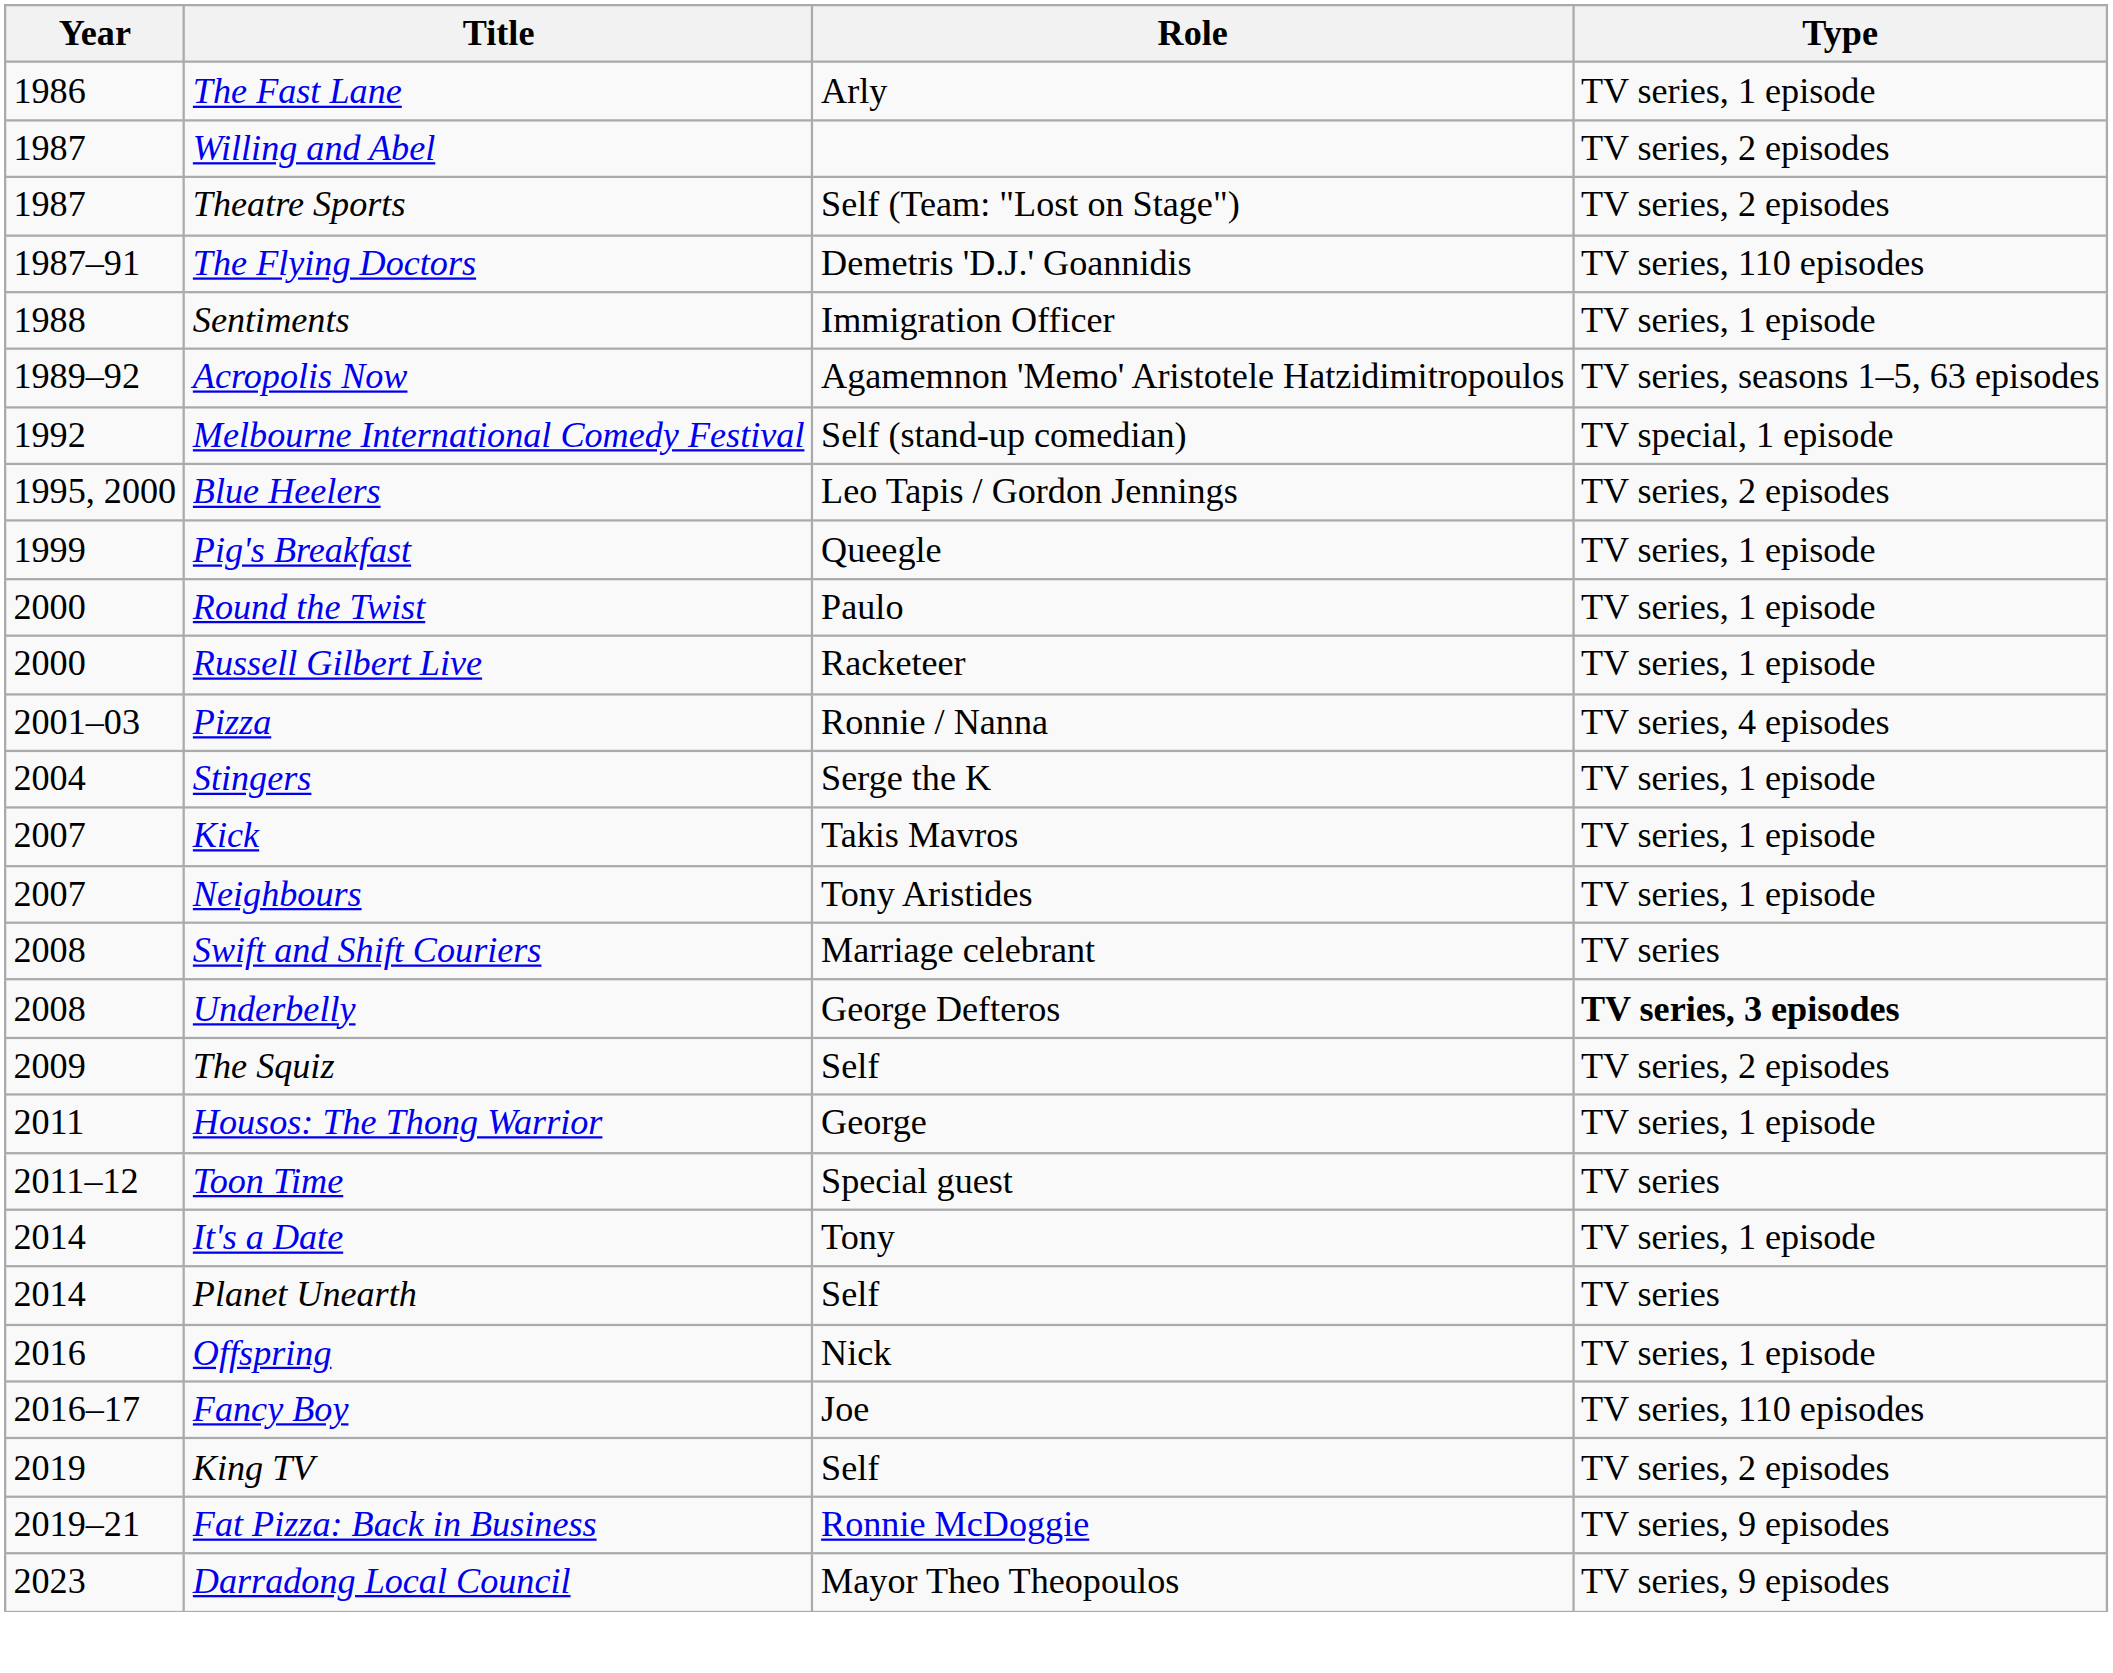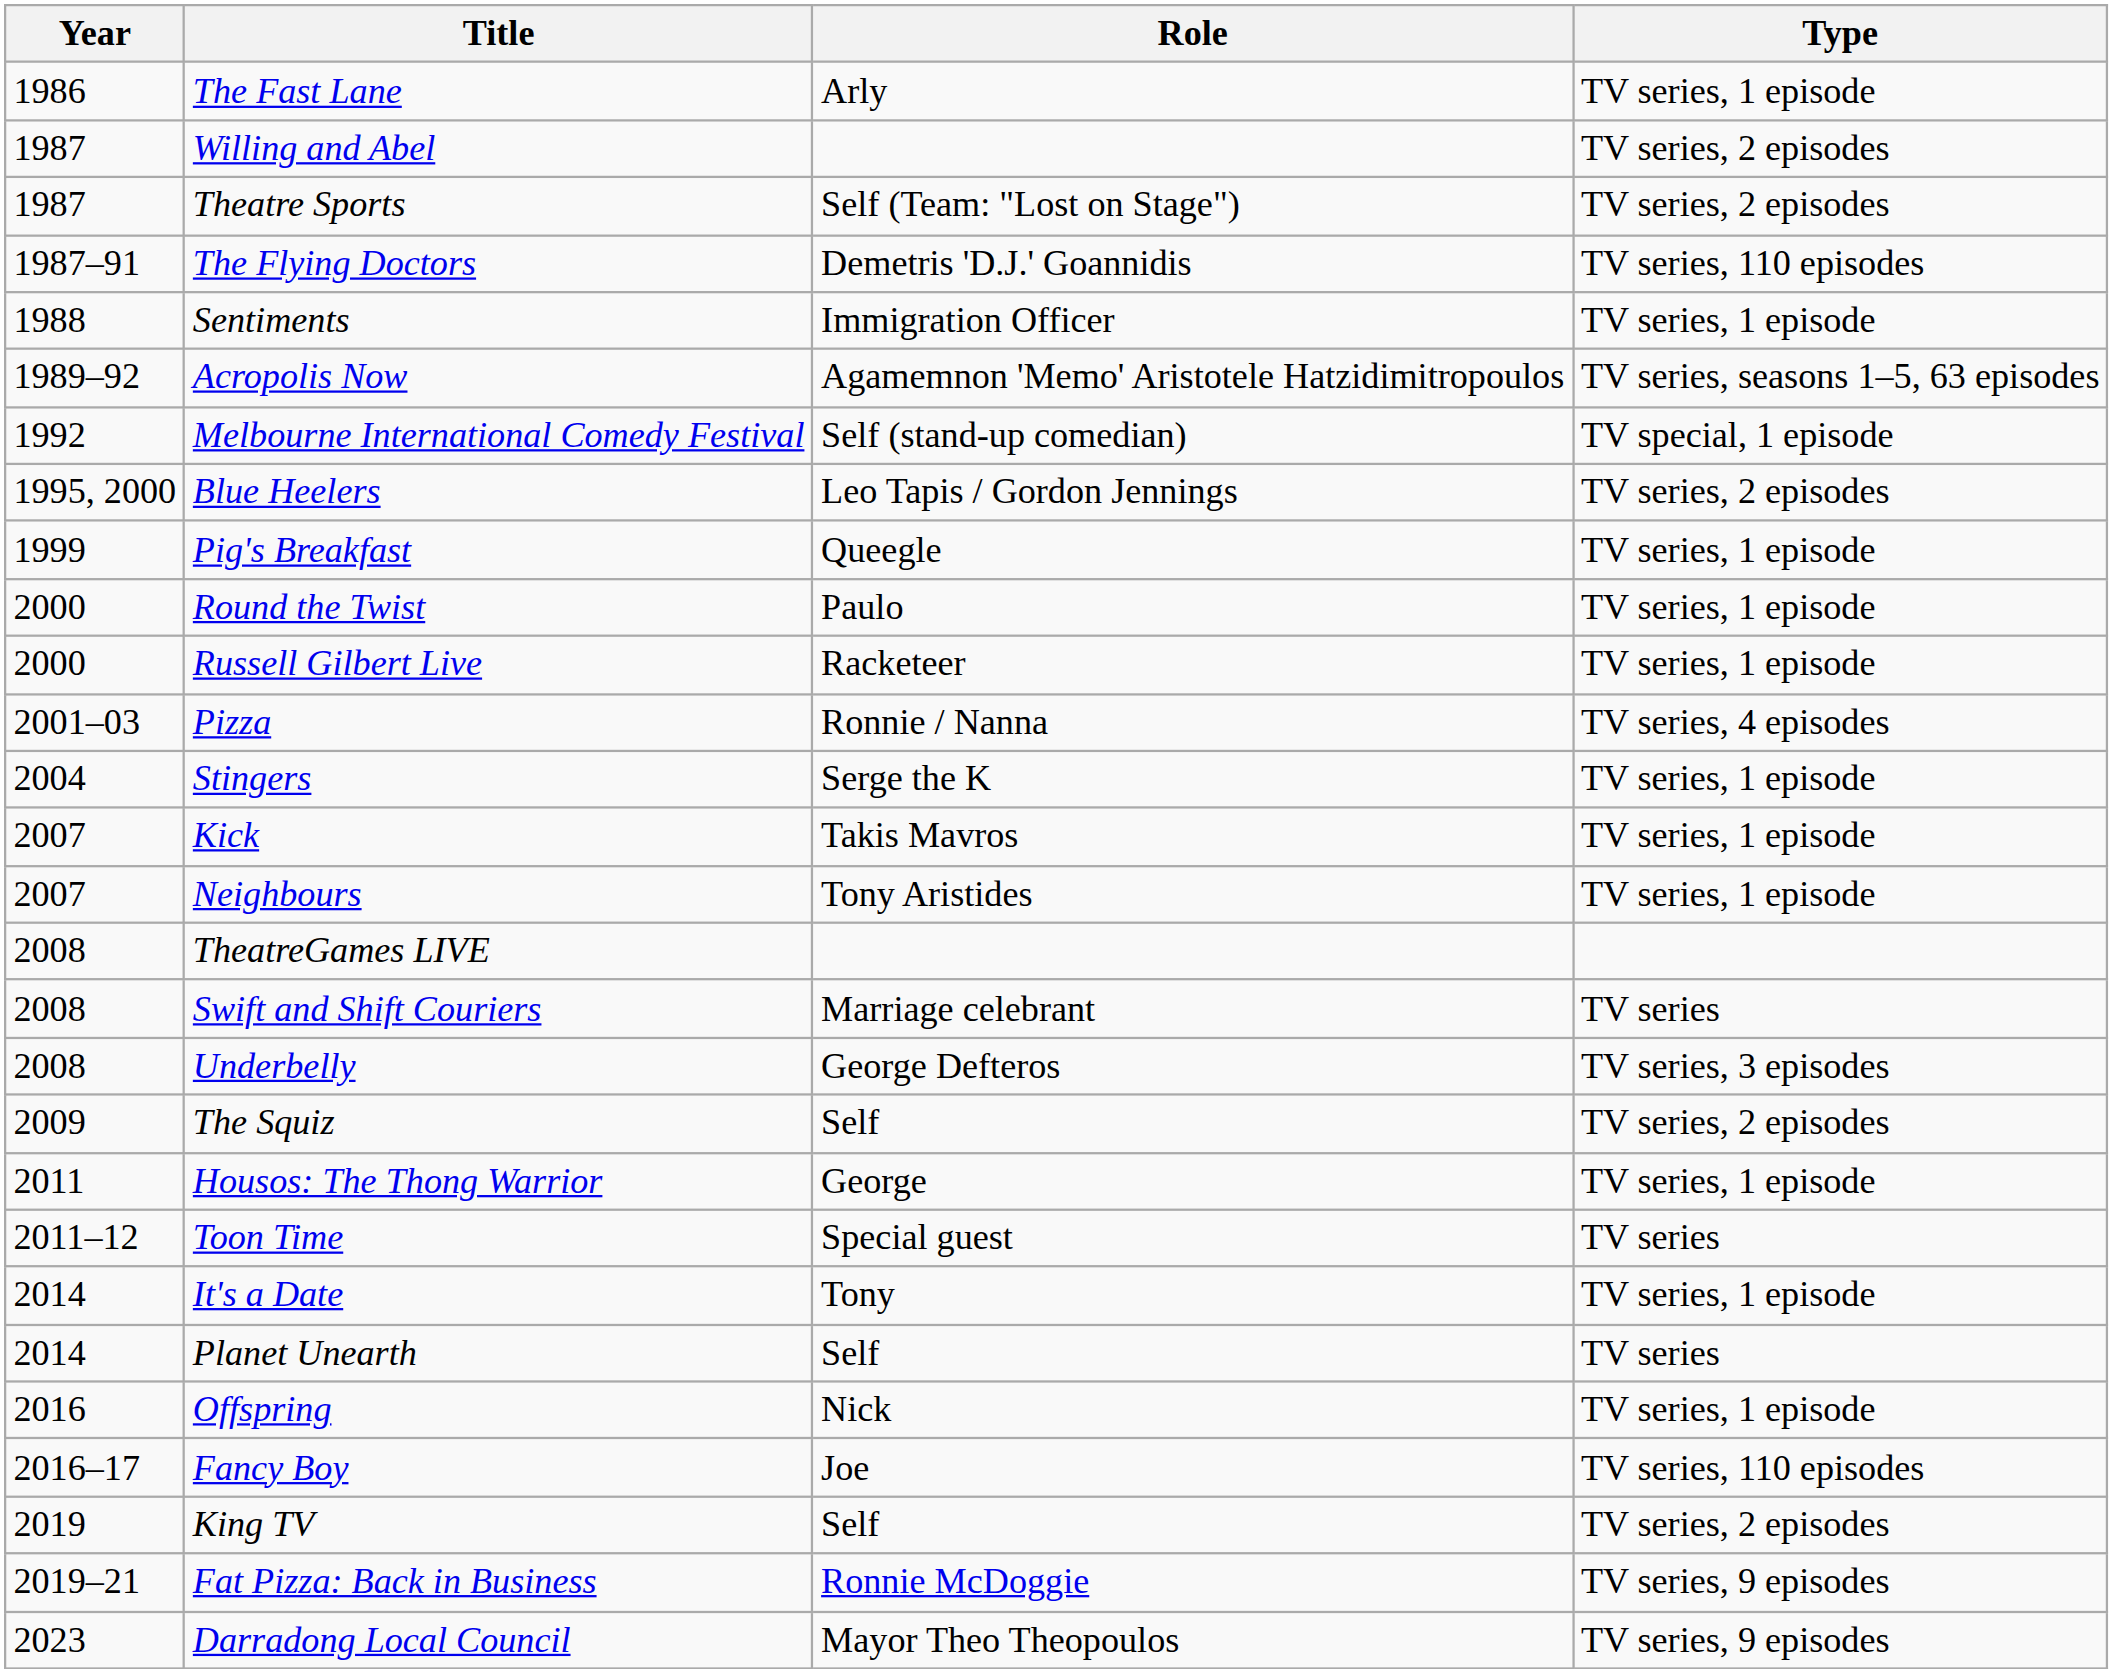+ row: (341, 950)
(1740, 1008) bold -> (1735, 1065) normal
